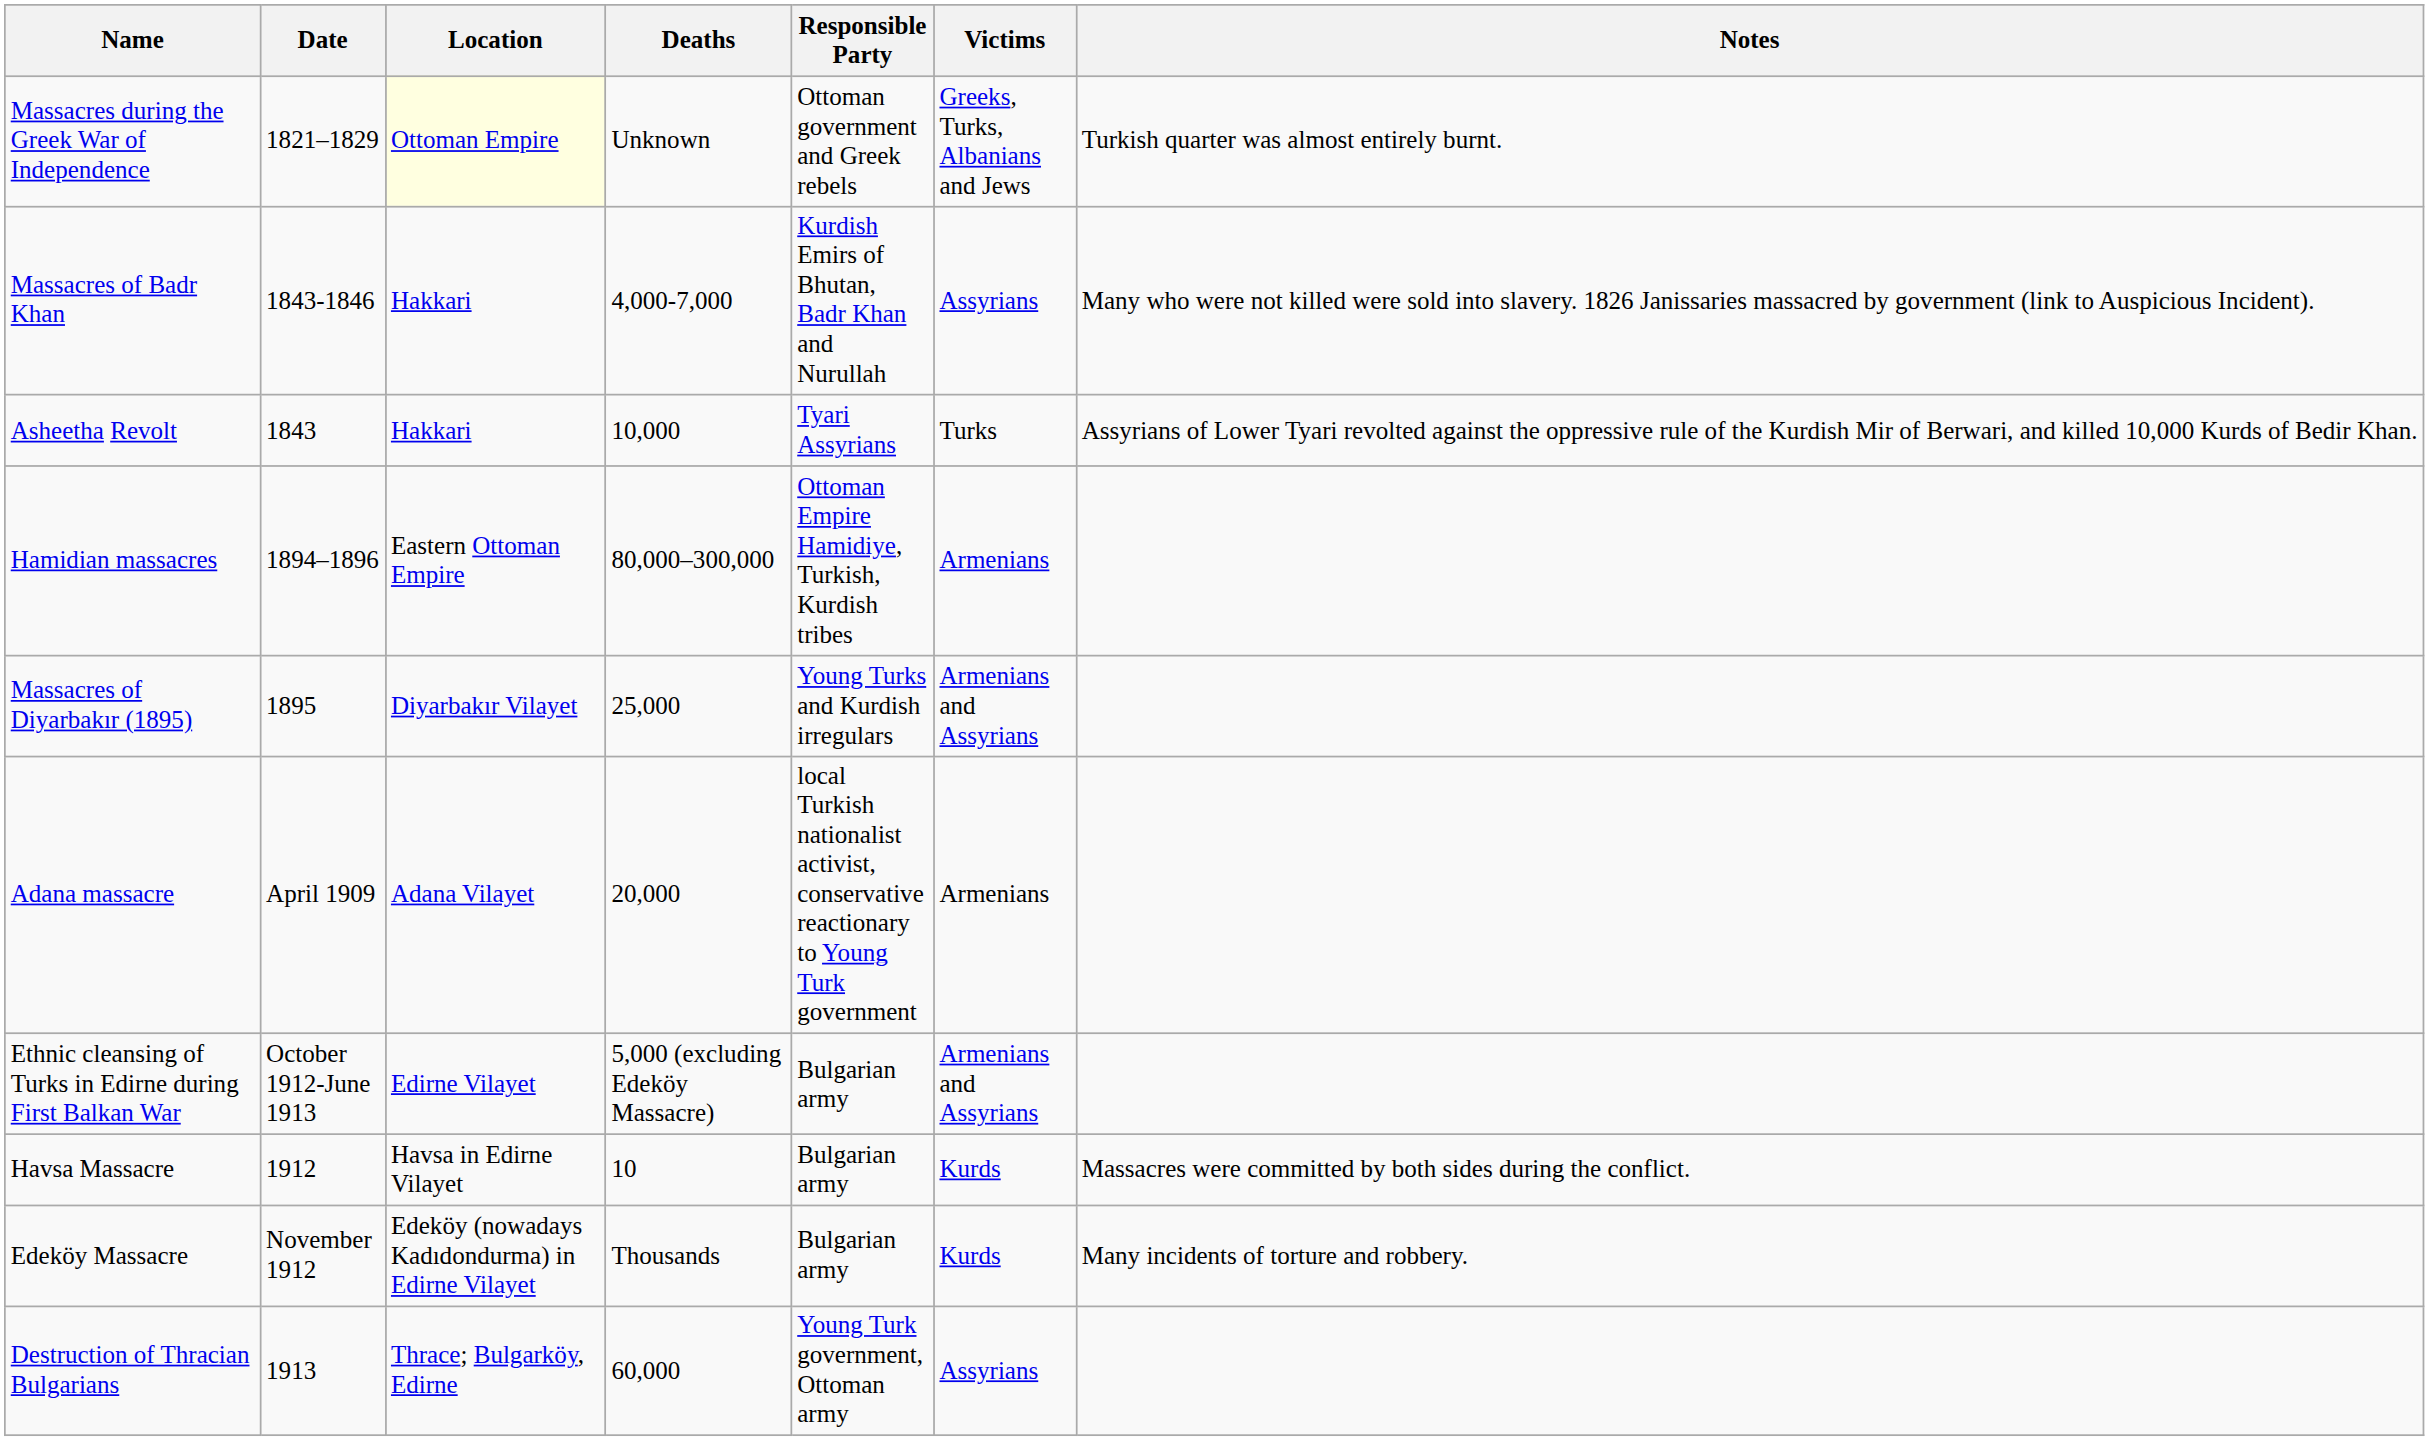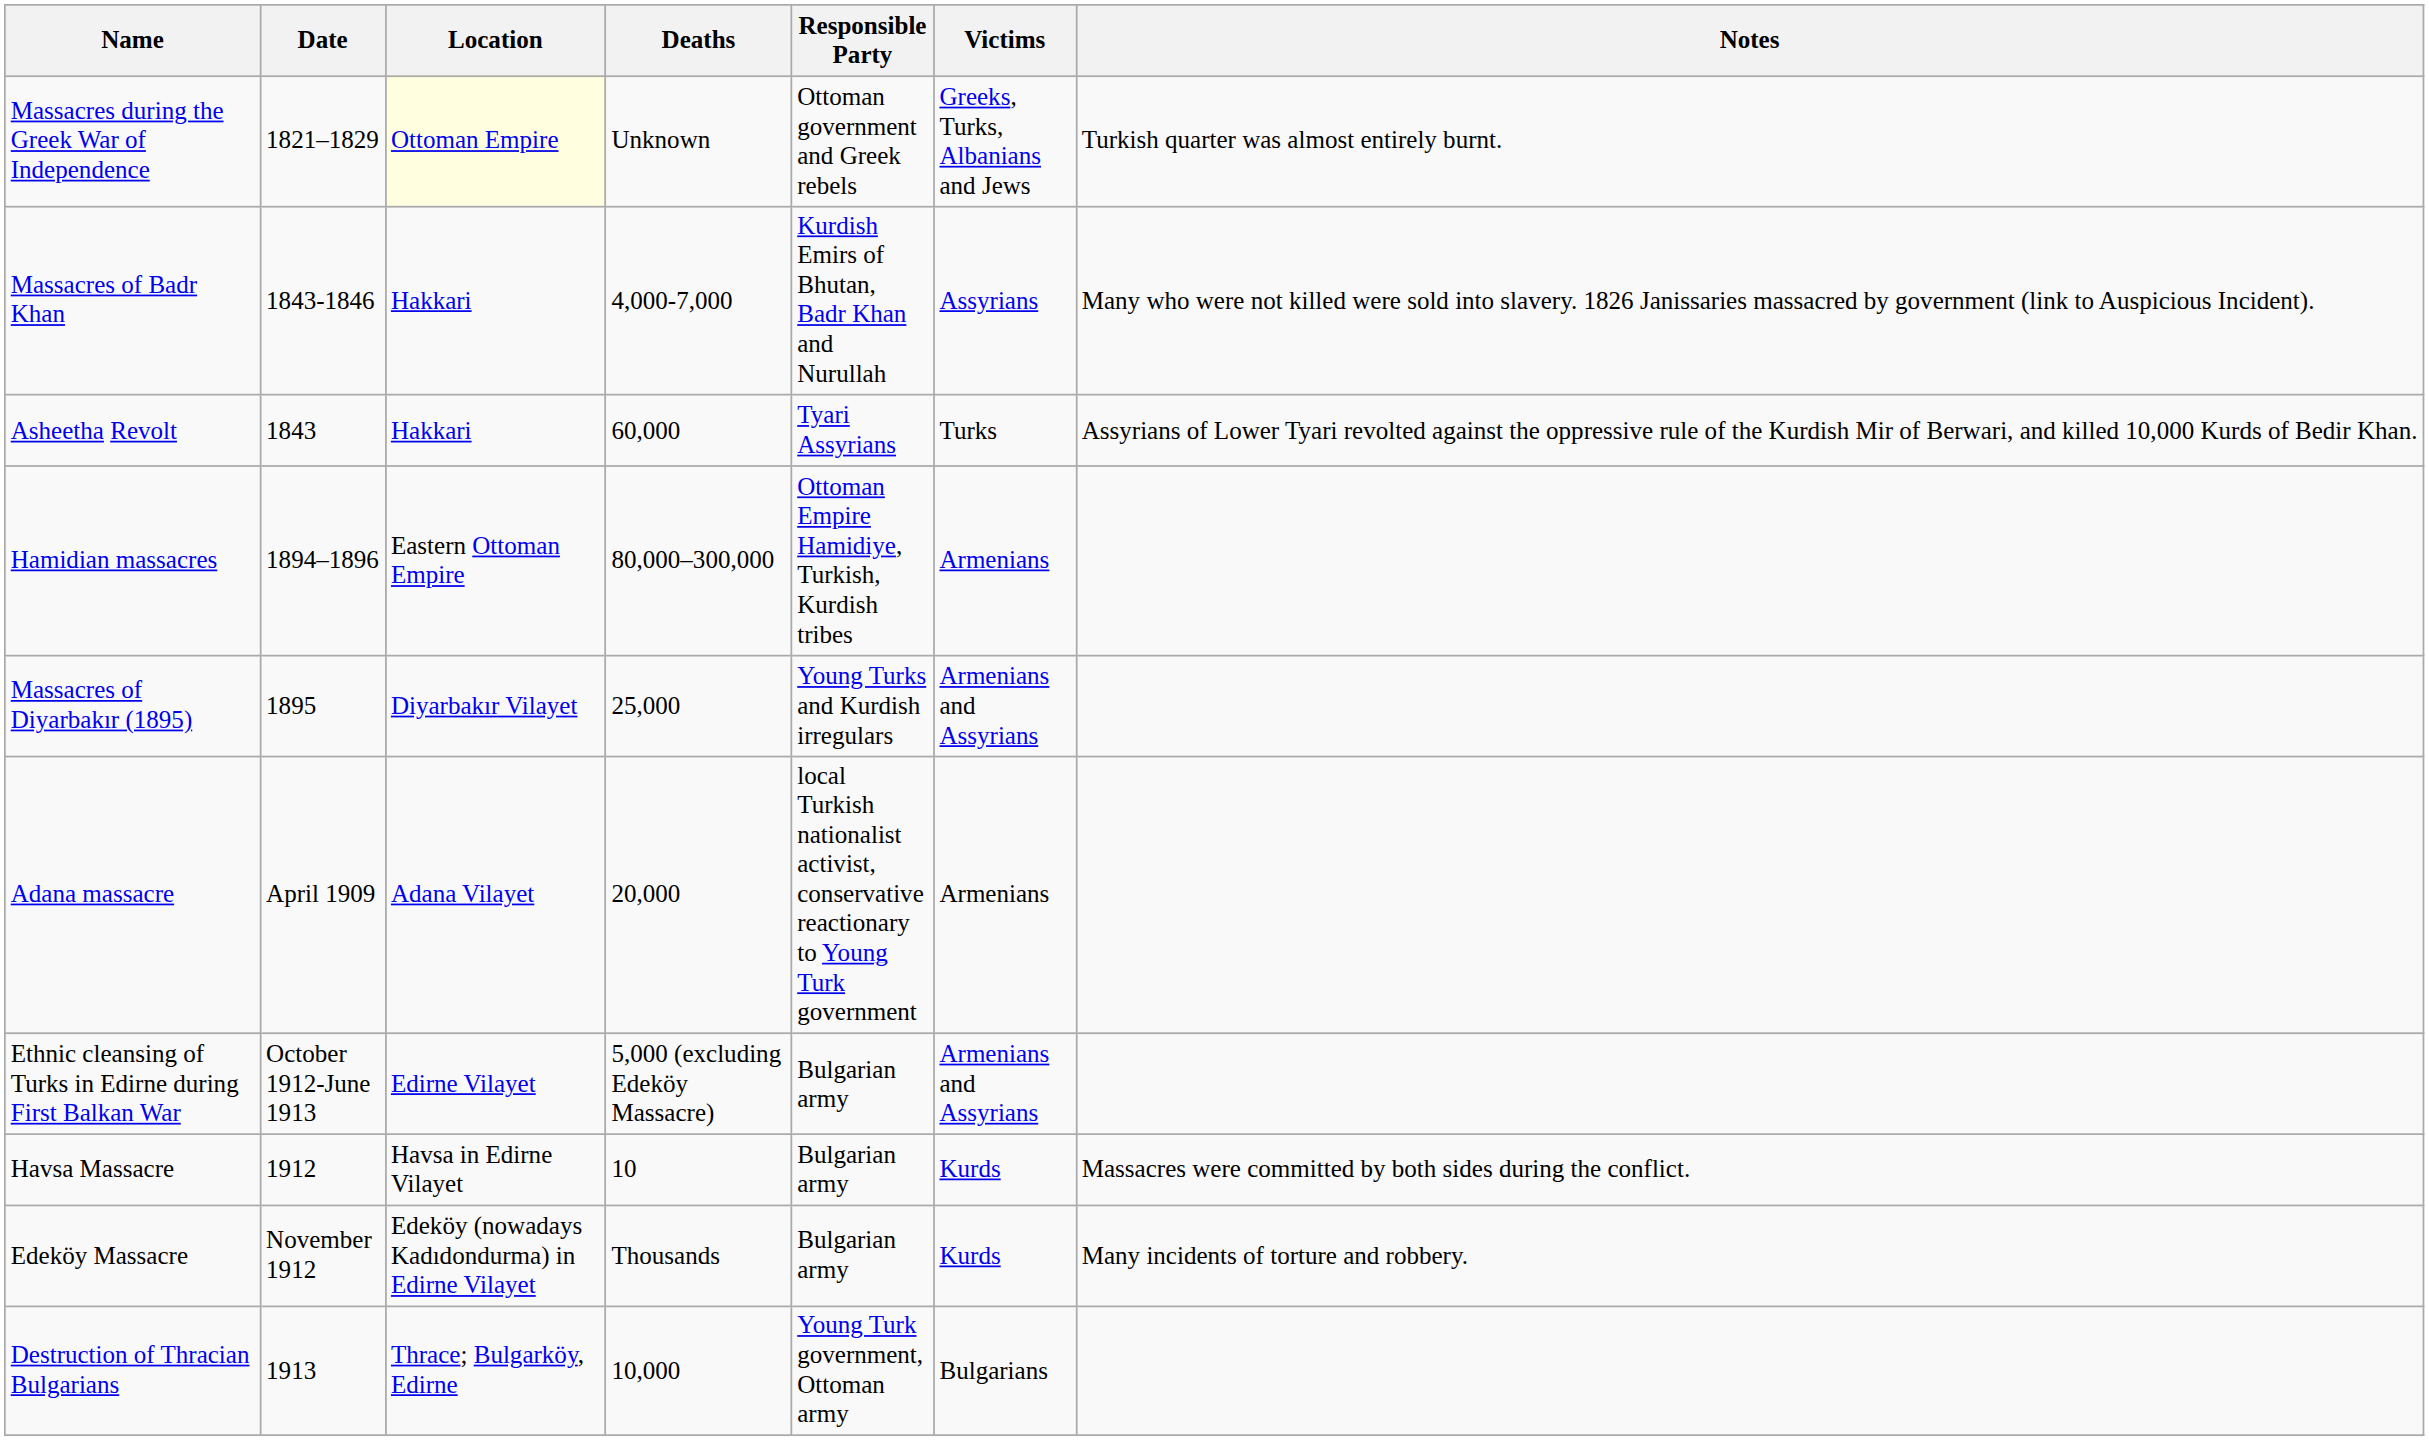(646, 430) 10,000 -> (646, 430) 60,000
(646, 1370) 60,000 -> (646, 1370) 10,000
(989, 1370) Assyrians -> (994, 1370) Bulgarians
